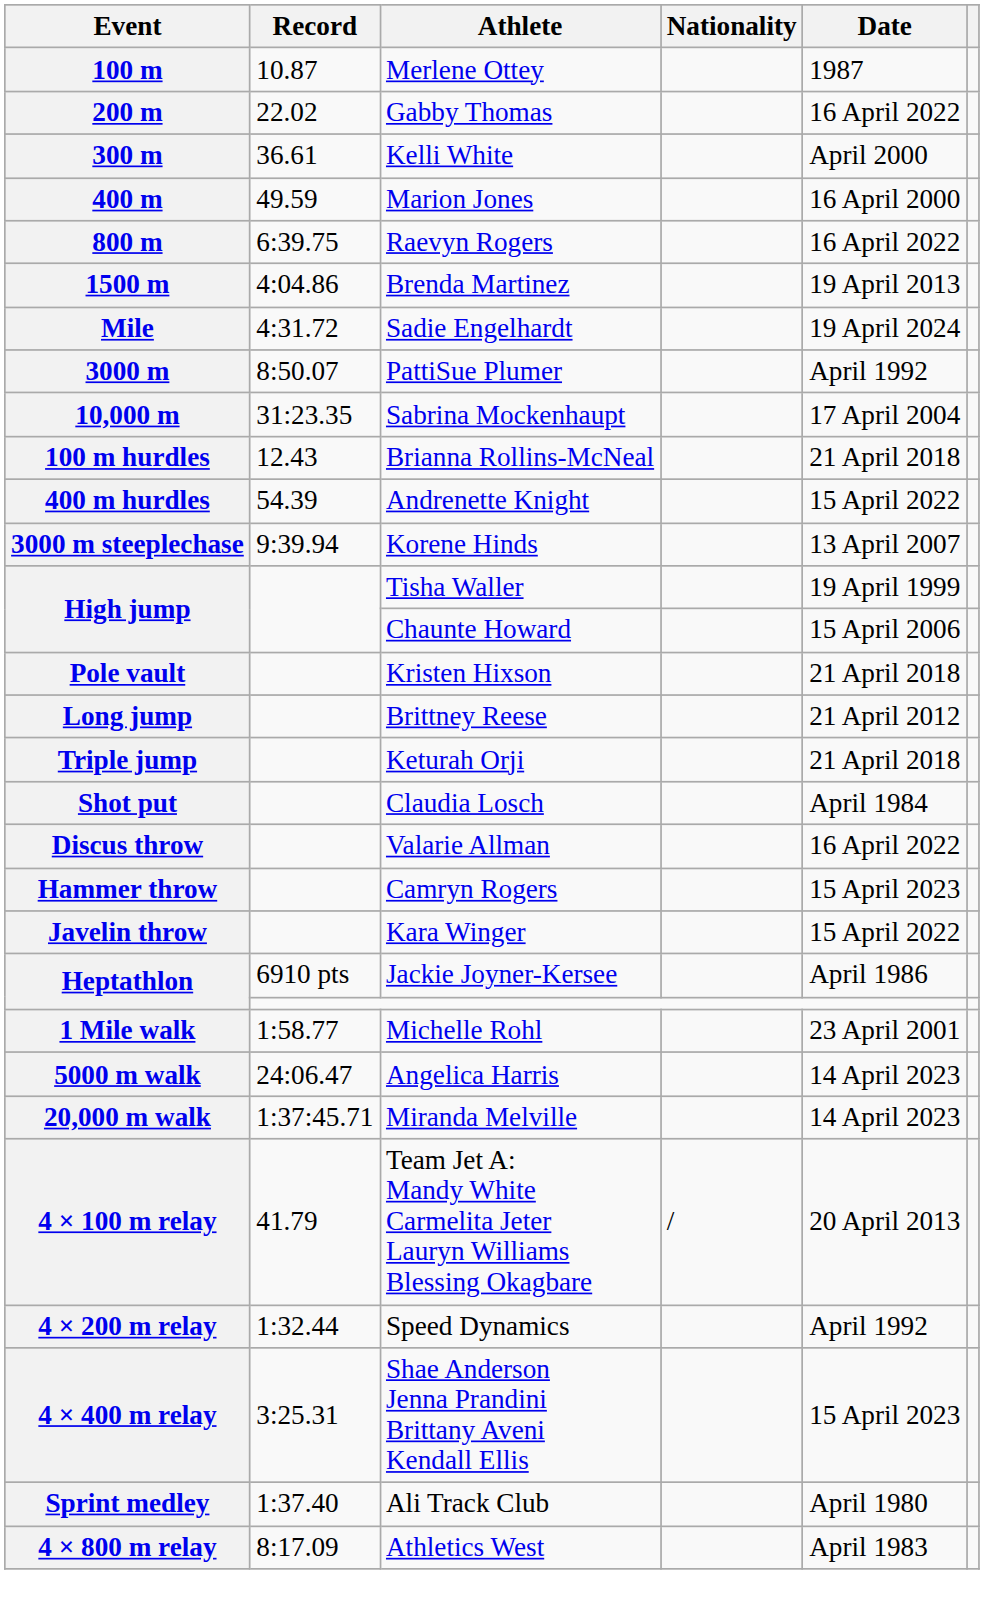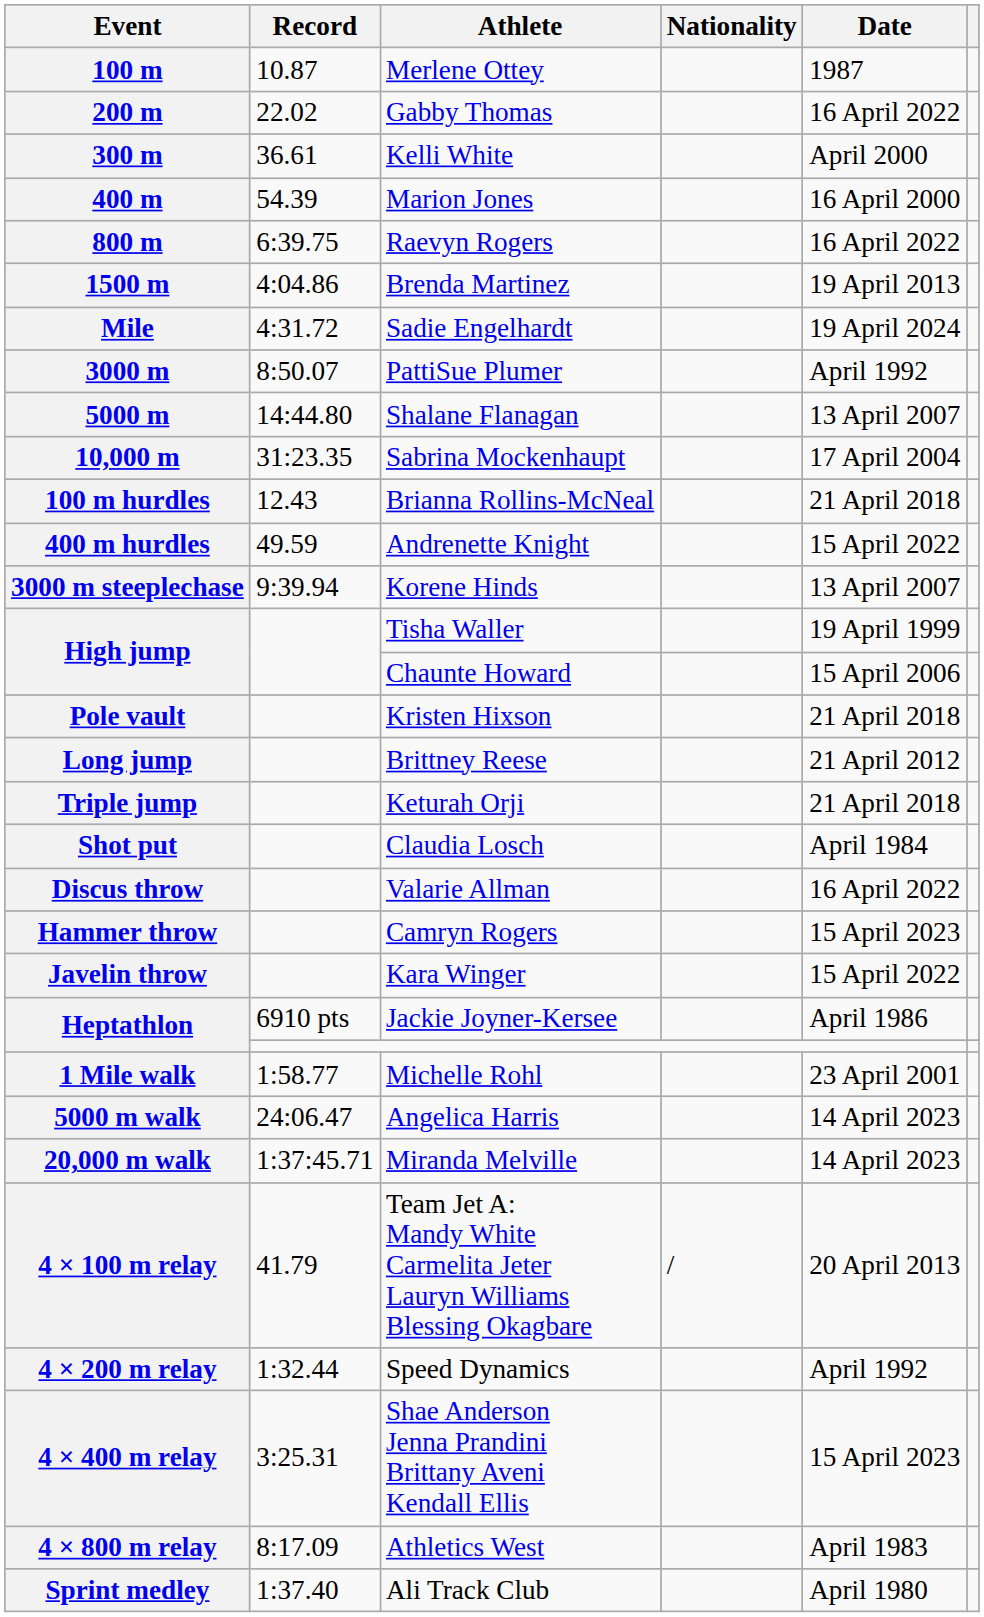(287, 198) 49.59 -> (287, 198) 54.39
+ row: (127, 414)
(287, 500) 54.39 -> (287, 543) 49.59
rows swapped: (127, 1546) <-> (127, 1503)
